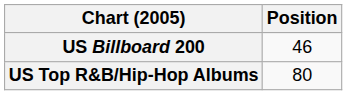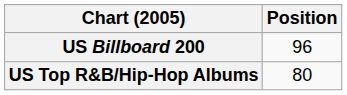(302, 47) 46 -> (302, 47) 96
